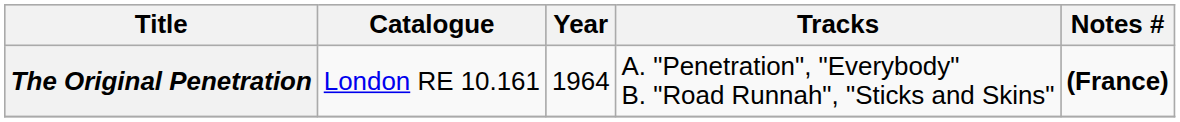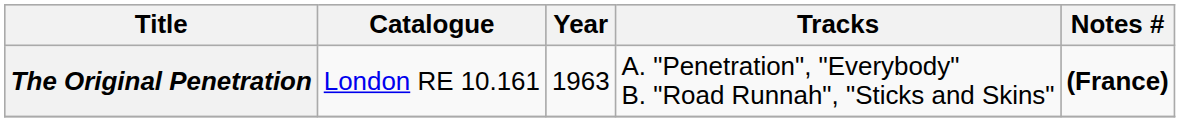(581, 80) 1964 -> (581, 80) 1963
